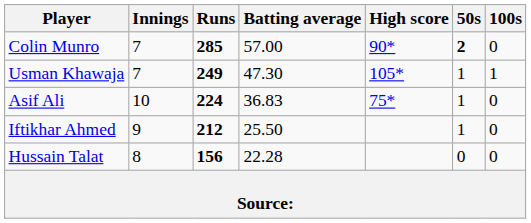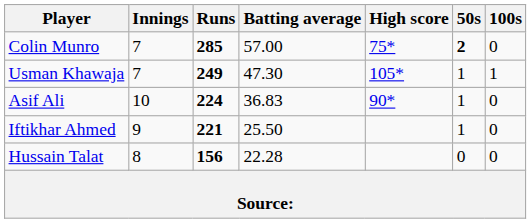(382, 45) 90* -> (382, 45) 75*
(382, 101) 75* -> (382, 101) 90*
(210, 128) 212 -> (210, 128) 221
